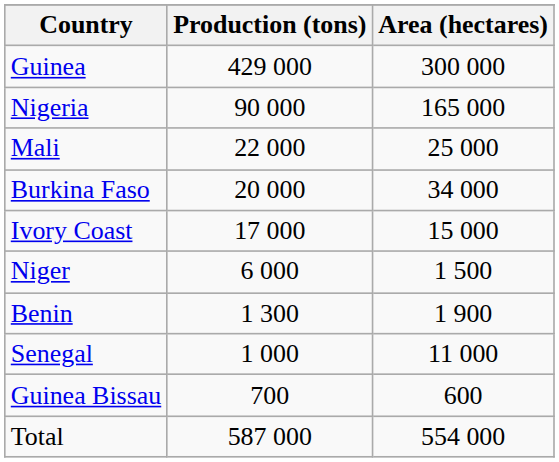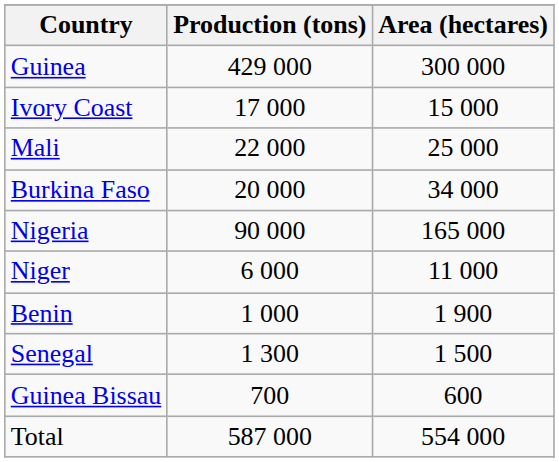rows swapped: (50, 107) <-> (72, 230)
(463, 271) 1 500 -> (463, 271) 11 000
(270, 312) 1 300 -> (270, 312) 1 000
(270, 353) 1 000 -> (270, 353) 1 300
(463, 353) 11 000 -> (463, 353) 1 500
